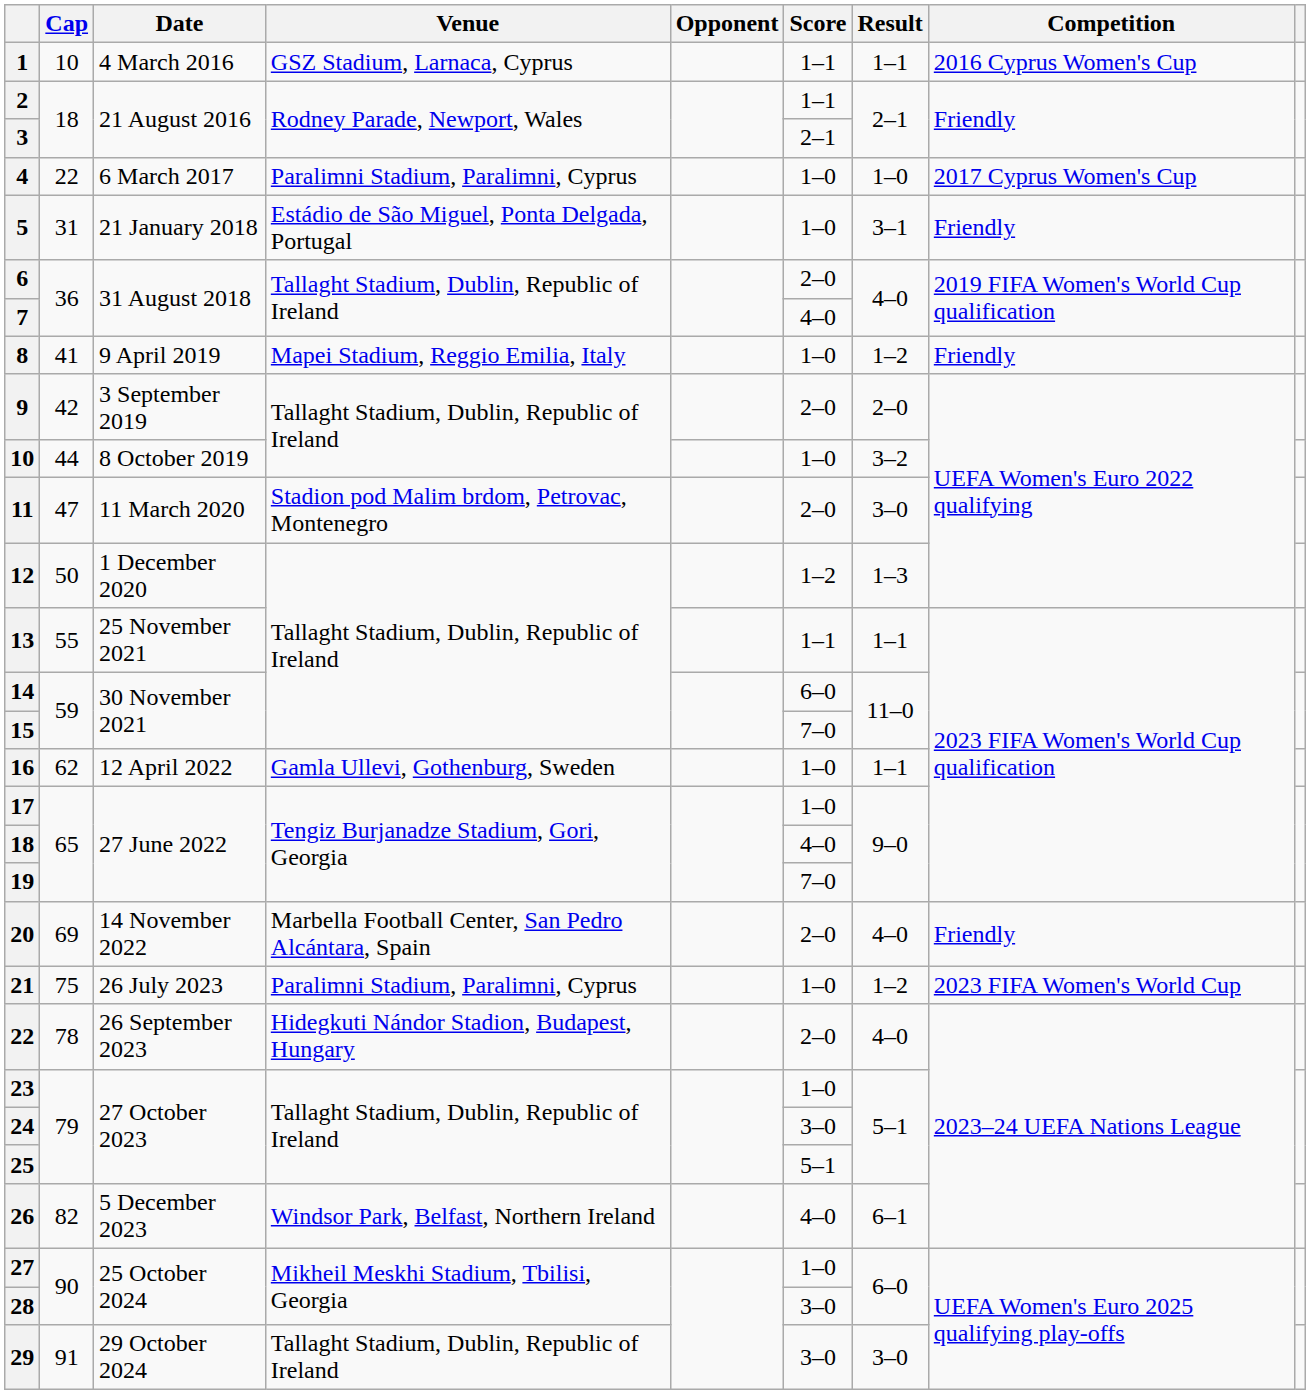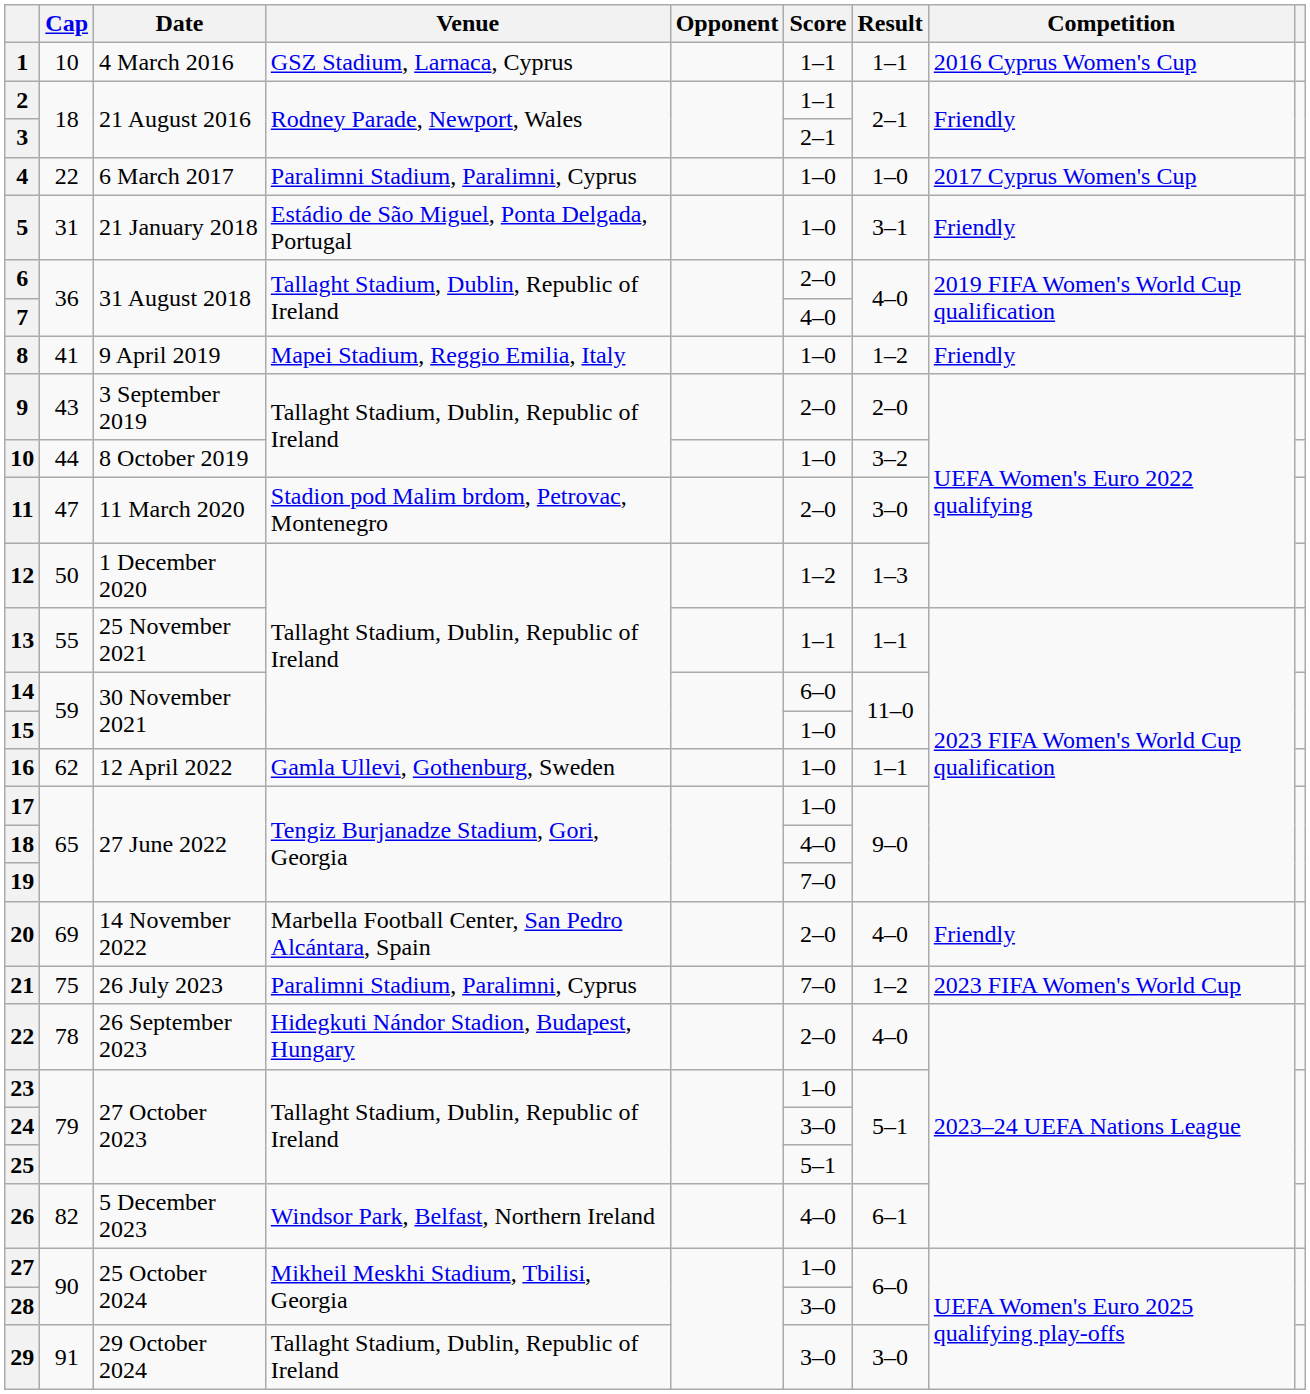(67, 406) 42 -> (67, 406) 43
(818, 729) 7–0 -> (818, 729) 1–0
(818, 984) 1–0 -> (818, 984) 7–0
